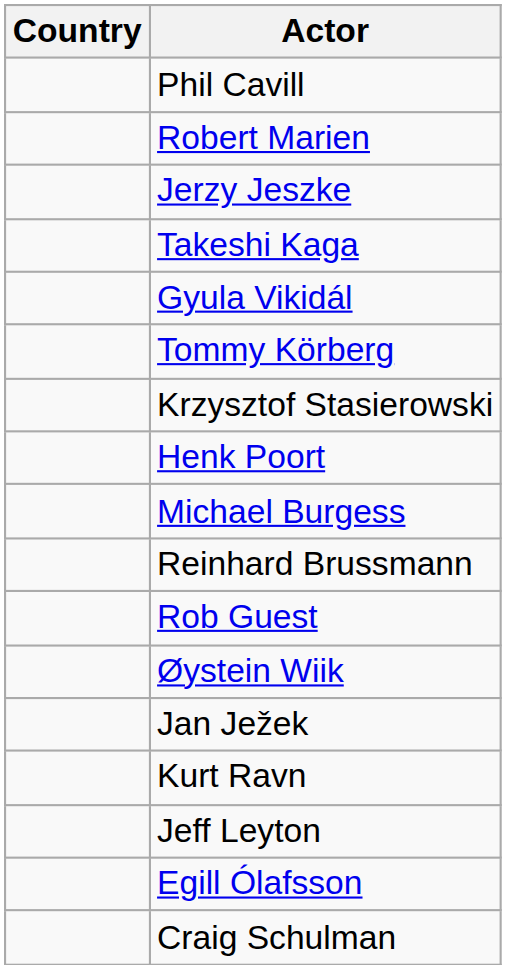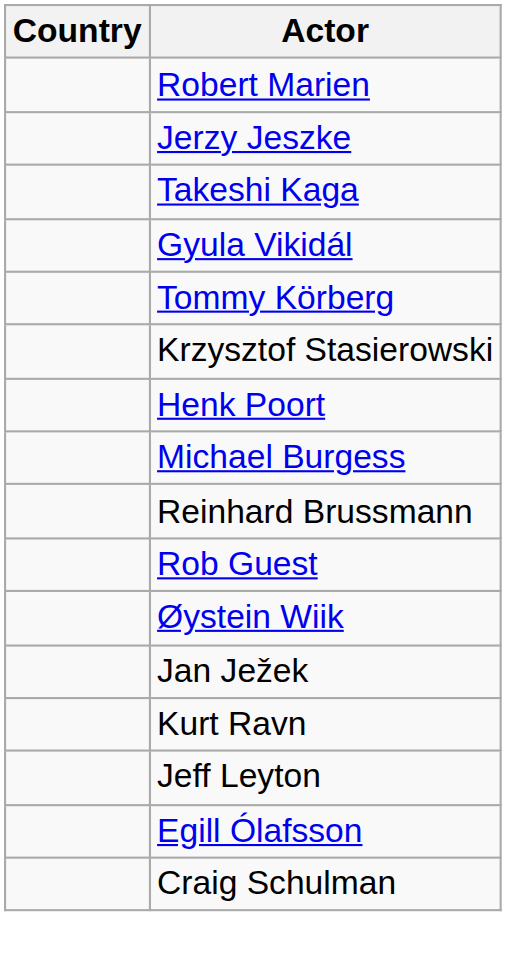- row: (231, 84)
